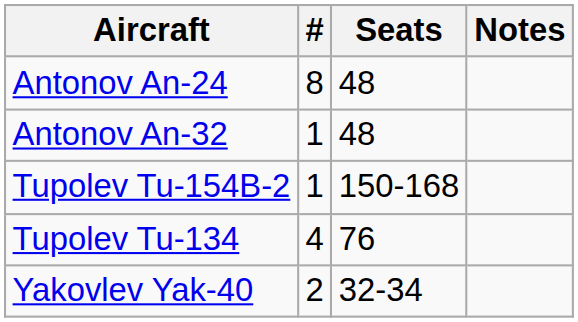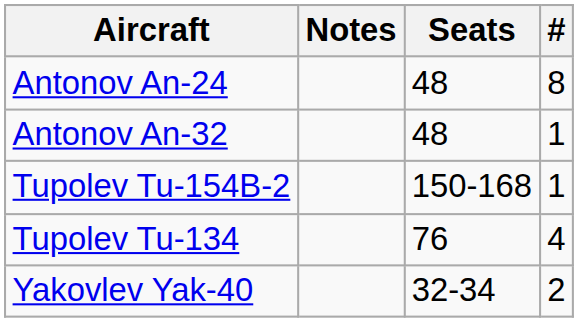columns swapped: (315, 30) <-> (520, 30)
